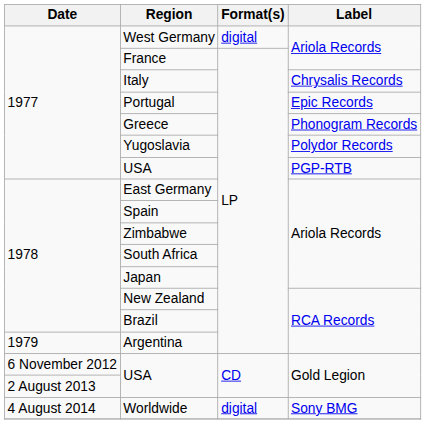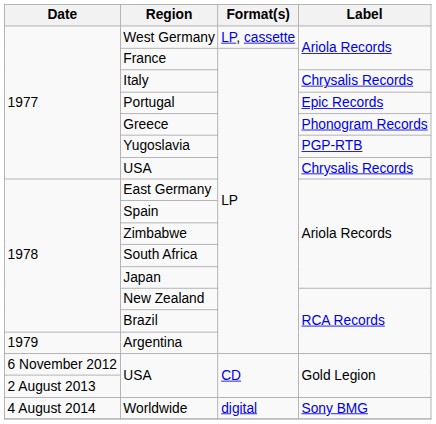(239, 37) digital -> (258, 37) LP, cassette
(342, 146) Polydor Records -> (332, 146) PGP-RTB
(321, 168) PGP-RTB -> (357, 168) Chrysalis Records
